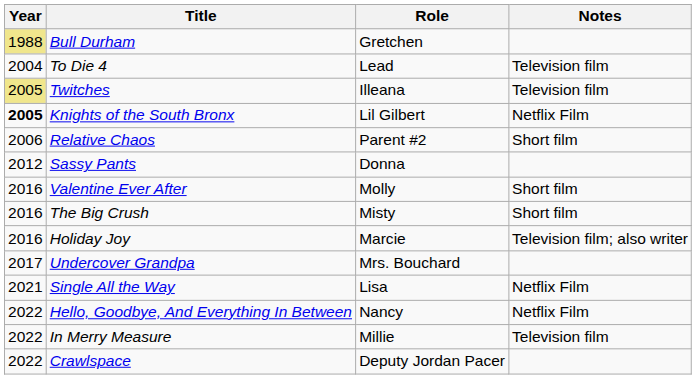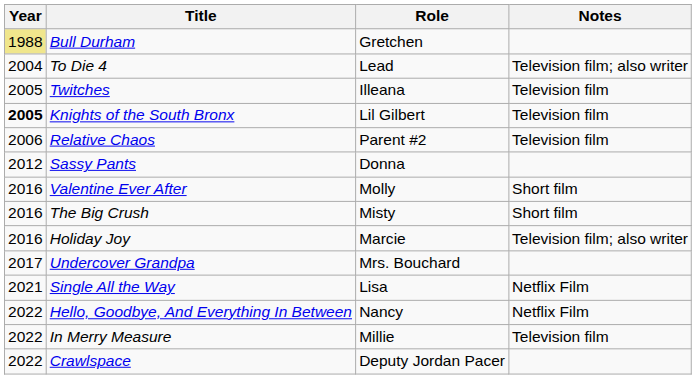(560, 66) Television film -> (600, 66) Television film; also writer
(25, 90) khaki background -> (25, 90) no background
(550, 115) Netflix Film -> (560, 115) Television film
(545, 139) Short film -> (560, 139) Television film
